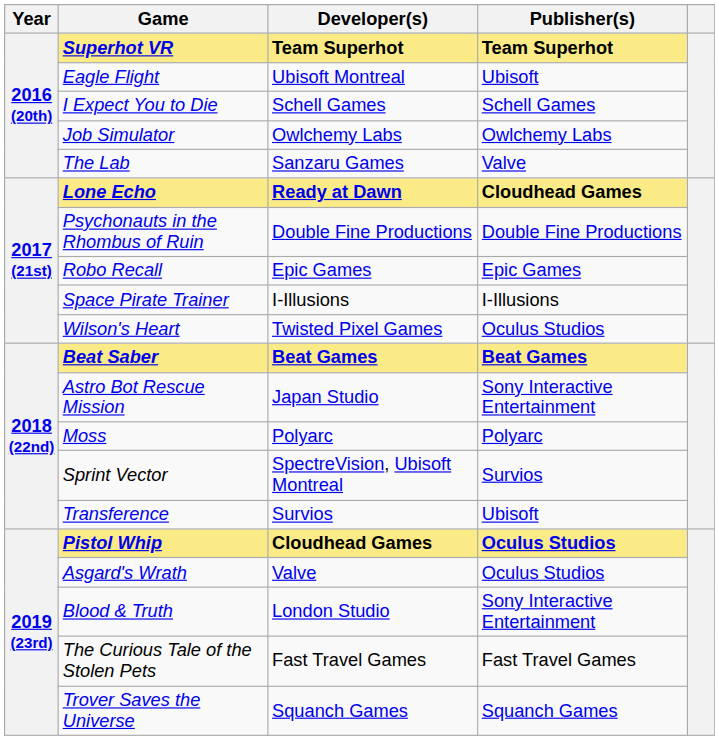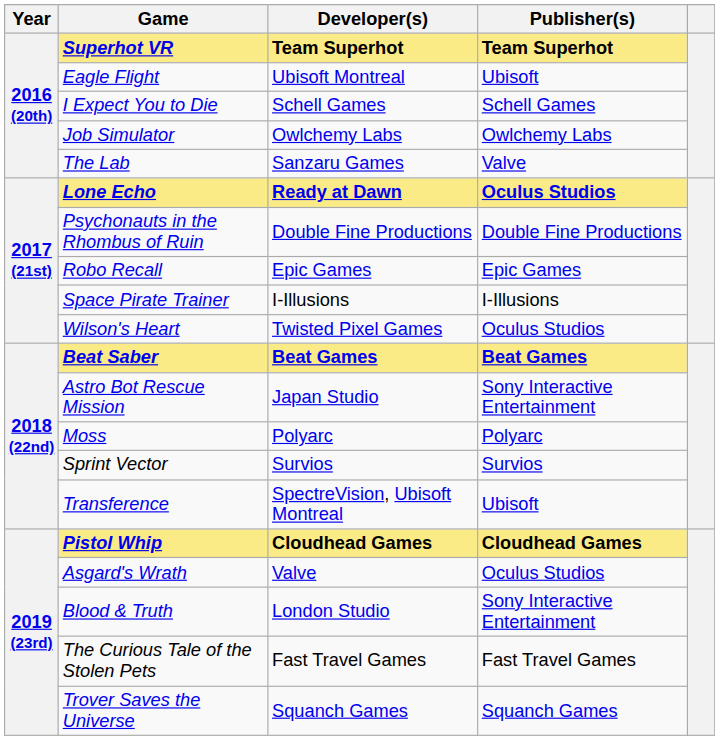(562, 192) Cloudhead Games -> (549, 192) Oculus Studios
(362, 475) SpectreVision, Ubisoft Montreal -> (302, 464) Survios
(302, 514) Survios -> (362, 504) SpectreVision, Ubisoft Montreal
(549, 543) Oculus Studios -> (562, 543) Cloudhead Games
